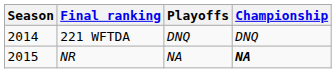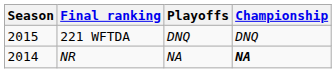(23, 36) 2014 -> (23, 36) 2015
(23, 57) 2015 -> (23, 57) 2014
